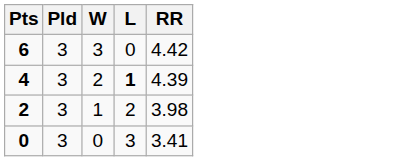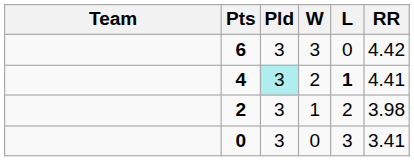+ column: (113, 19)
(62, 79) no background -> (279, 79) paleturquoise background
(169, 79) 4.39 -> (387, 79) 4.41
